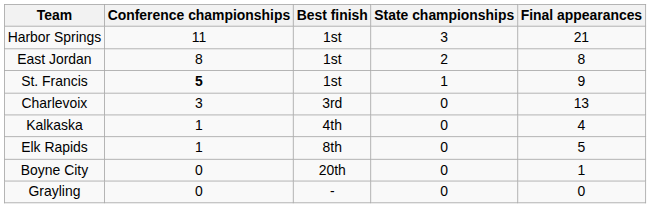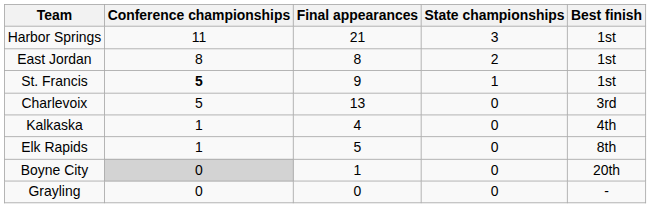columns swapped: (581, 15) <-> (332, 15)
(199, 103) 3 -> (199, 103) 5
(199, 170) no background -> (199, 170) lightgrey background
